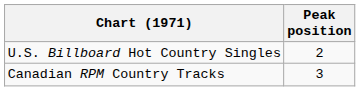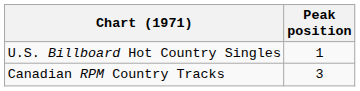(319, 53) 2 -> (319, 53) 1
